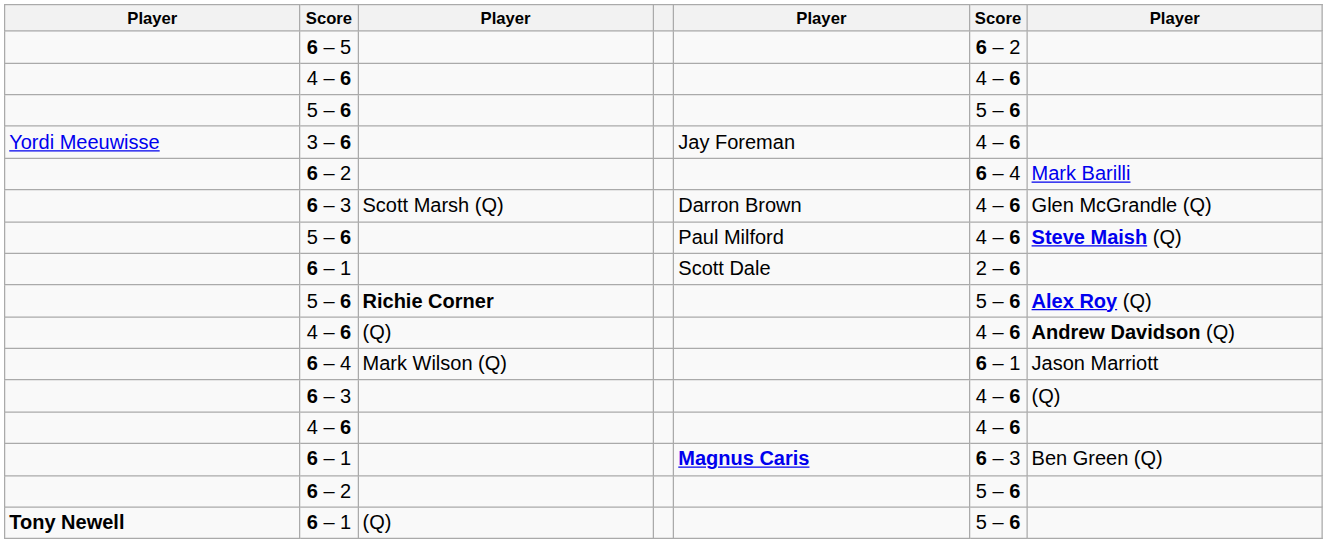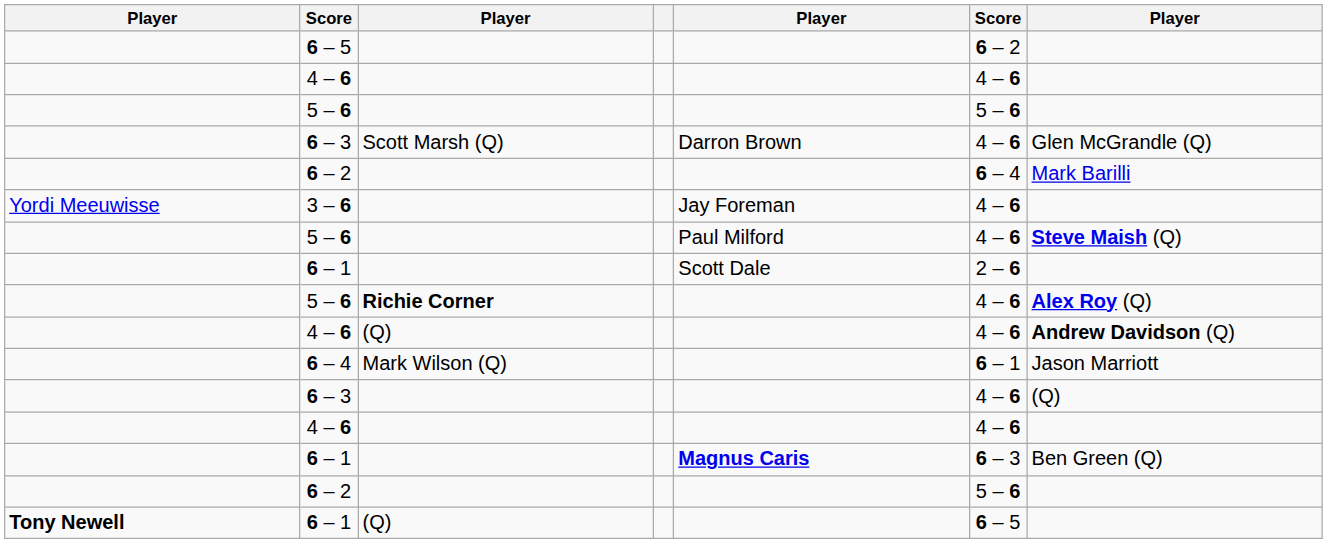rows swapped: (329, 205) <-> (329, 142)
(998, 300) 5 – 6 -> (998, 300) 4 – 6
(998, 522) 5 – 6 -> (998, 522) 6 – 5
